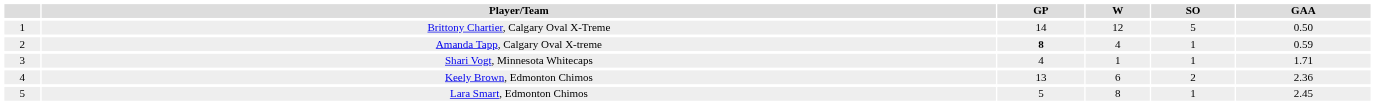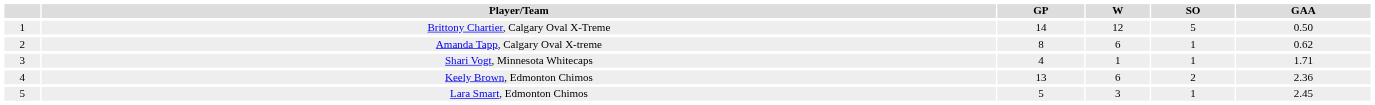(1041, 44) bold -> (1041, 44) normal
(1118, 44) 4 -> (1118, 44) 6
(1303, 44) 0.59 -> (1303, 44) 0.62
(1118, 93) 8 -> (1118, 93) 3
